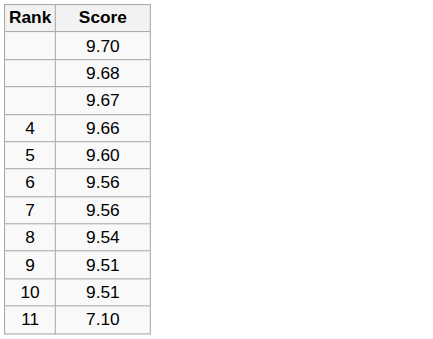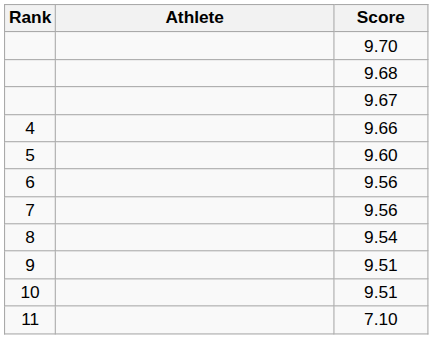+ column: (195, 18)
